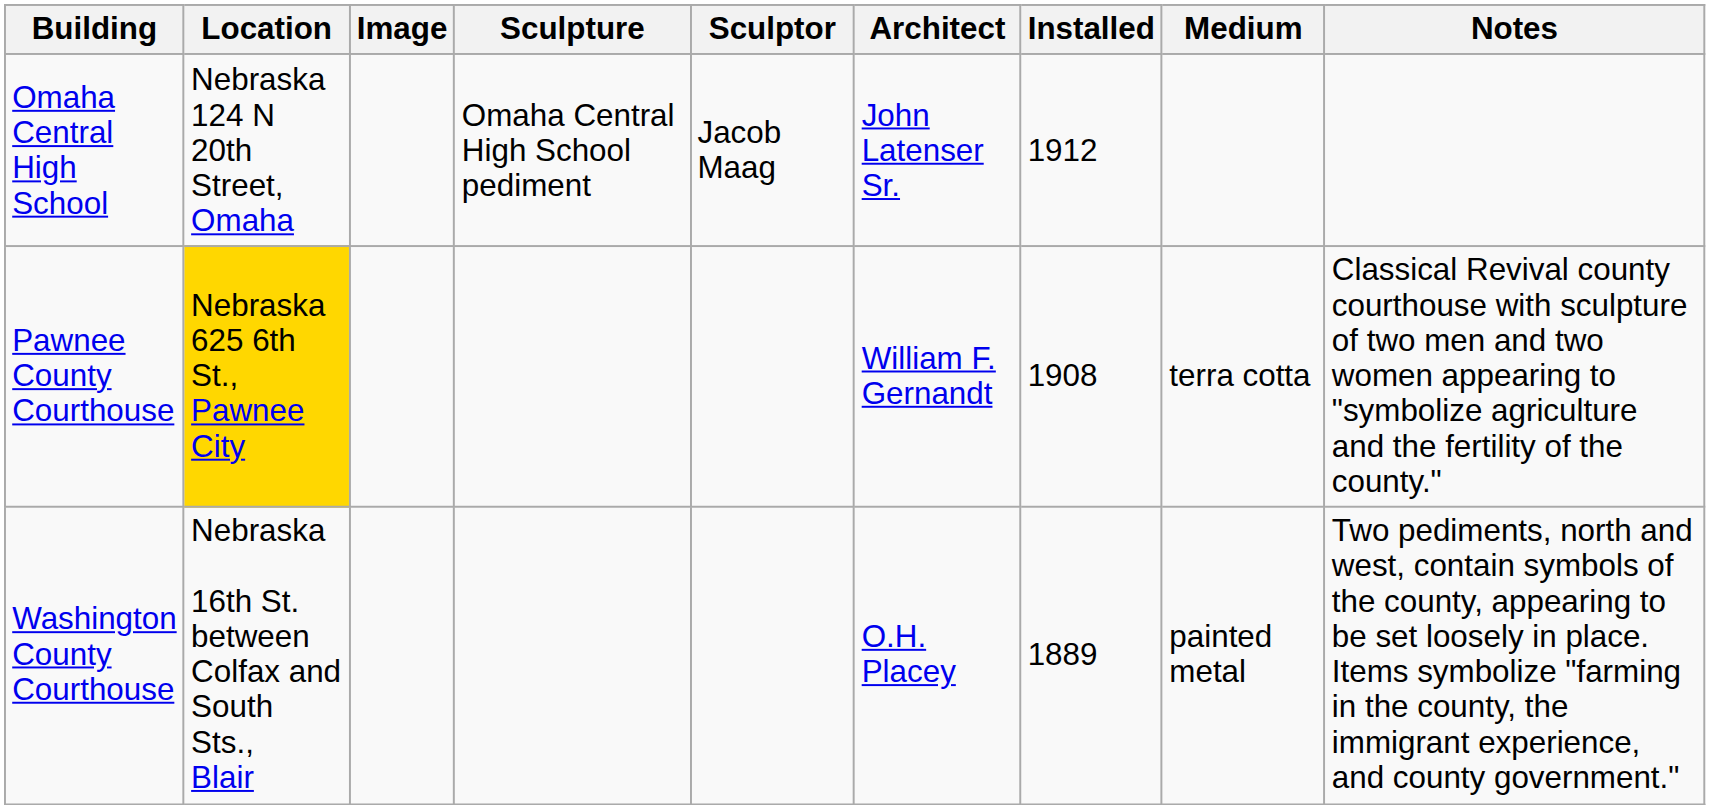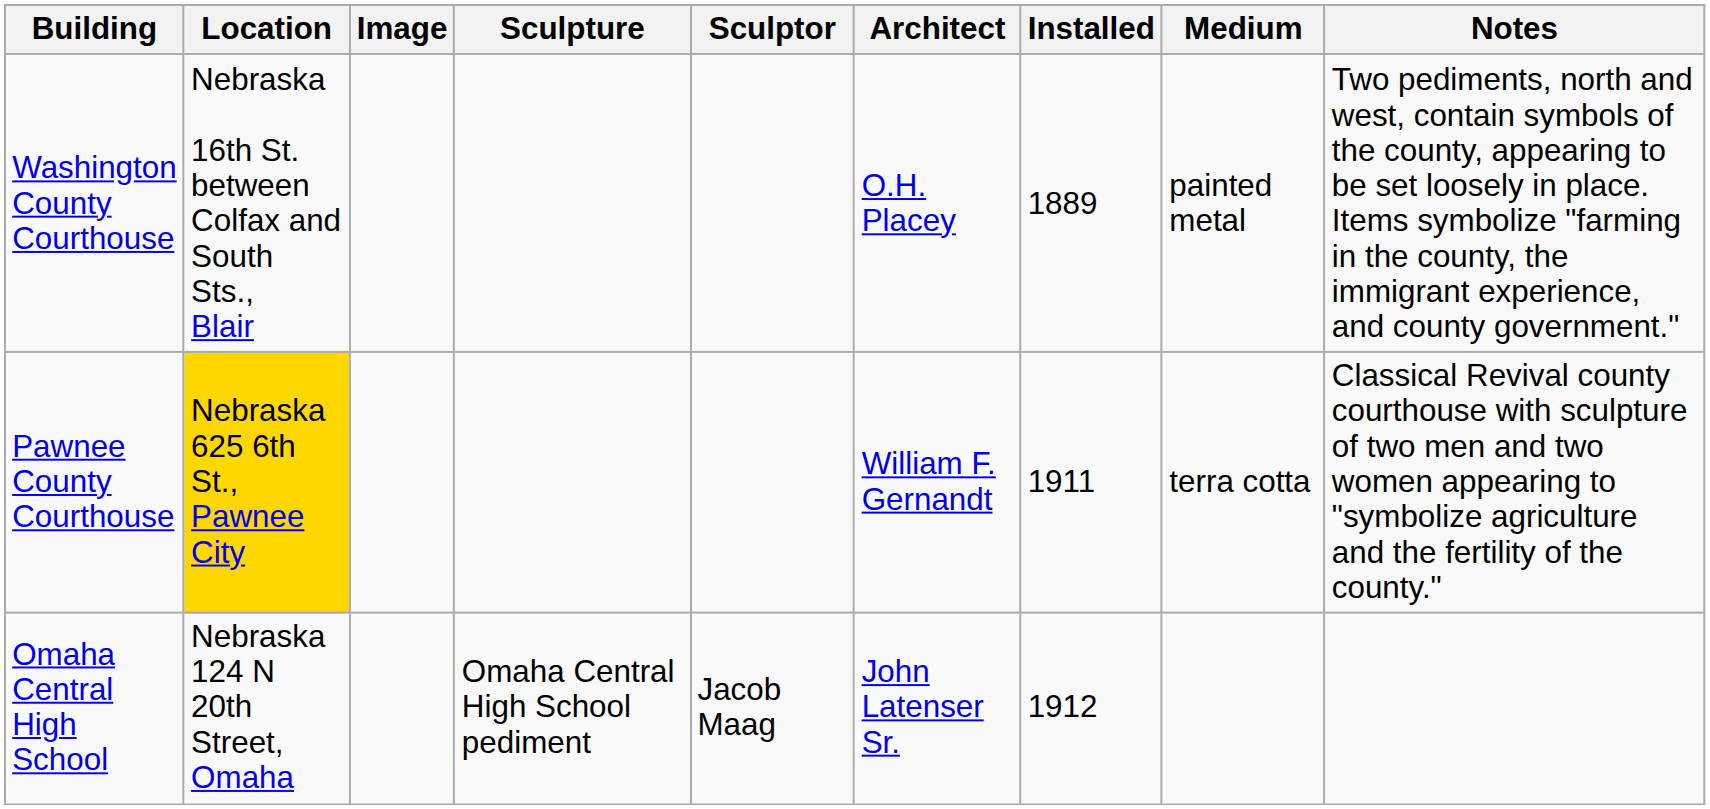rows swapped: (64, 149) <-> (94, 654)
(1063, 375) 1908 -> (1061, 481) 1911
